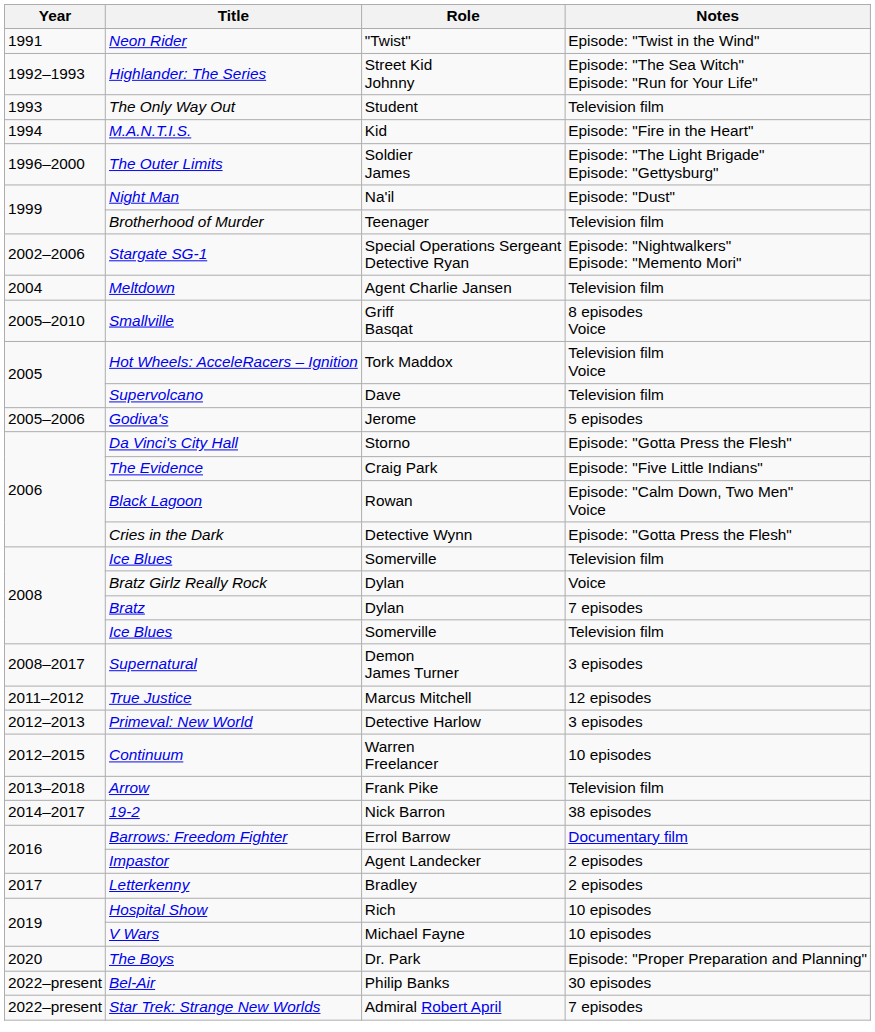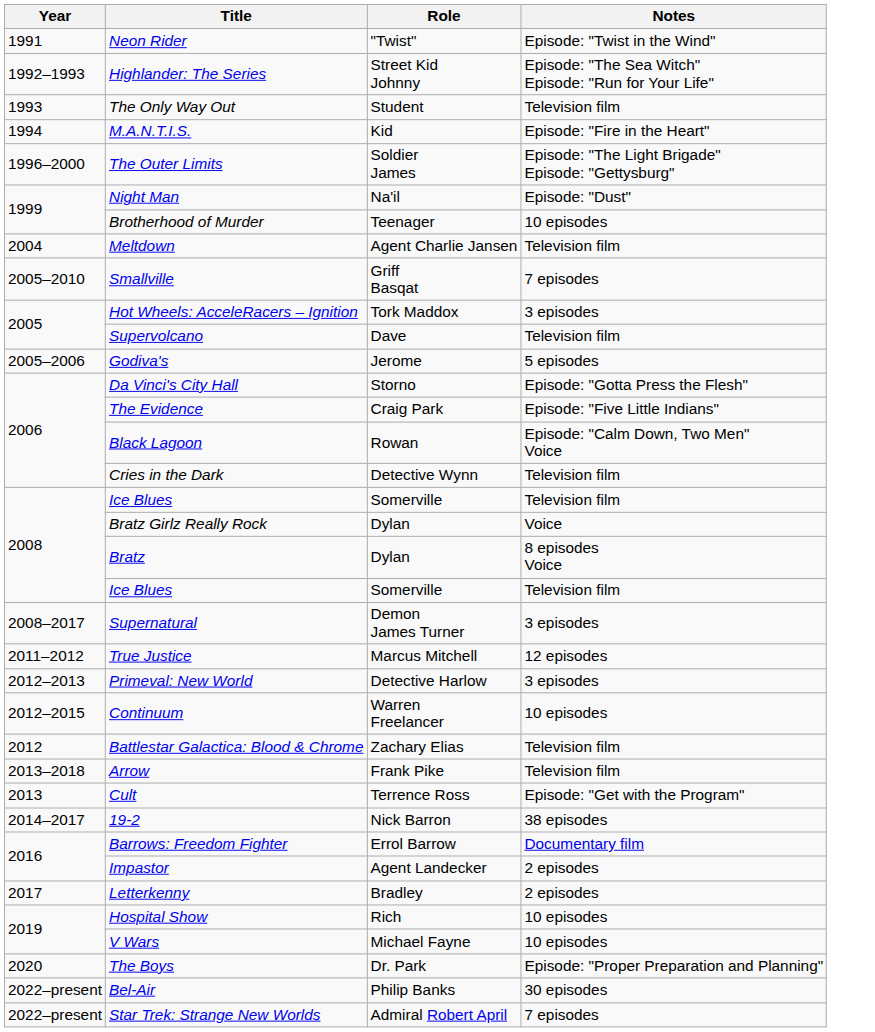(616, 221) Television film -> (566, 221) 10 episodes
- row: (158, 254)
(605, 320) 8 episodes Voice -> (562, 279) 7 episodes
(616, 362) Television film Voice -> (562, 312) 3 episodes
(680, 534) Episode: "Gotta Press the Flesh" -> (572, 475) Television film
(605, 607) 7 episodes -> (562, 557) 8 episodes Voice
+ row: (236, 746)
+ row: (123, 795)
